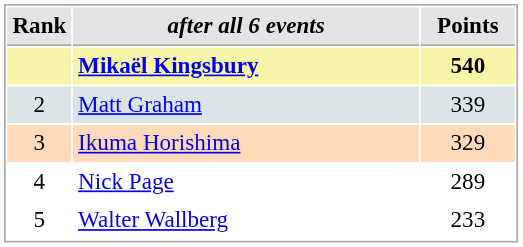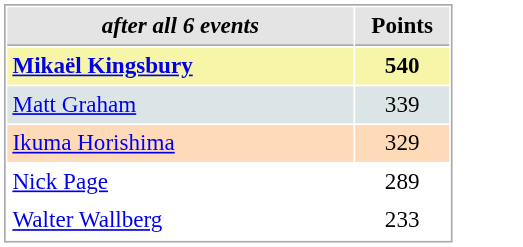- column: (39, 25)
